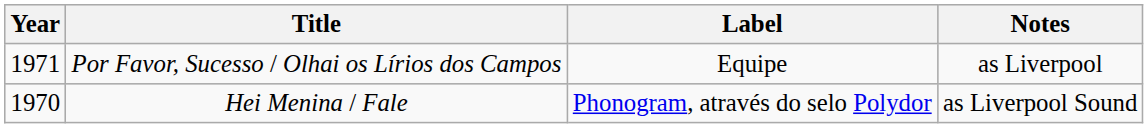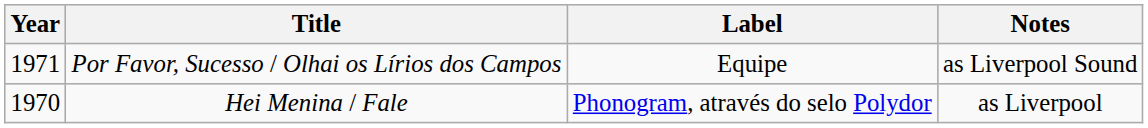(1040, 63) as Liverpool -> (1040, 63) as Liverpool Sound
(1040, 102) as Liverpool Sound -> (1040, 102) as Liverpool
